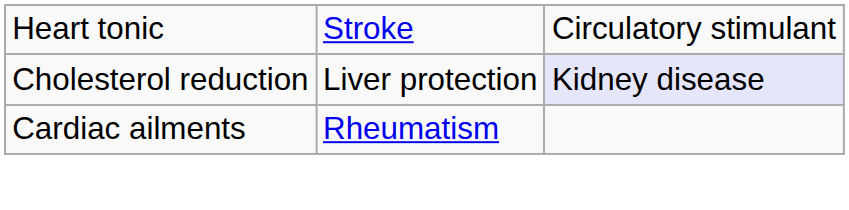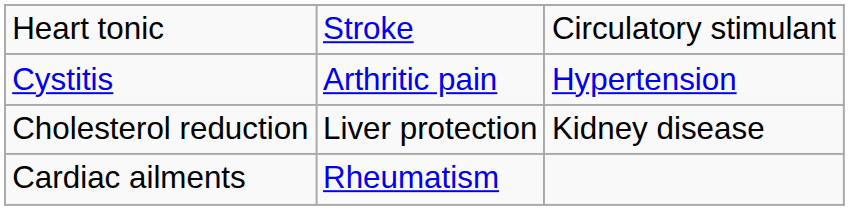+ row: (63, 79)
(658, 79) lavender background -> (658, 128) no background
